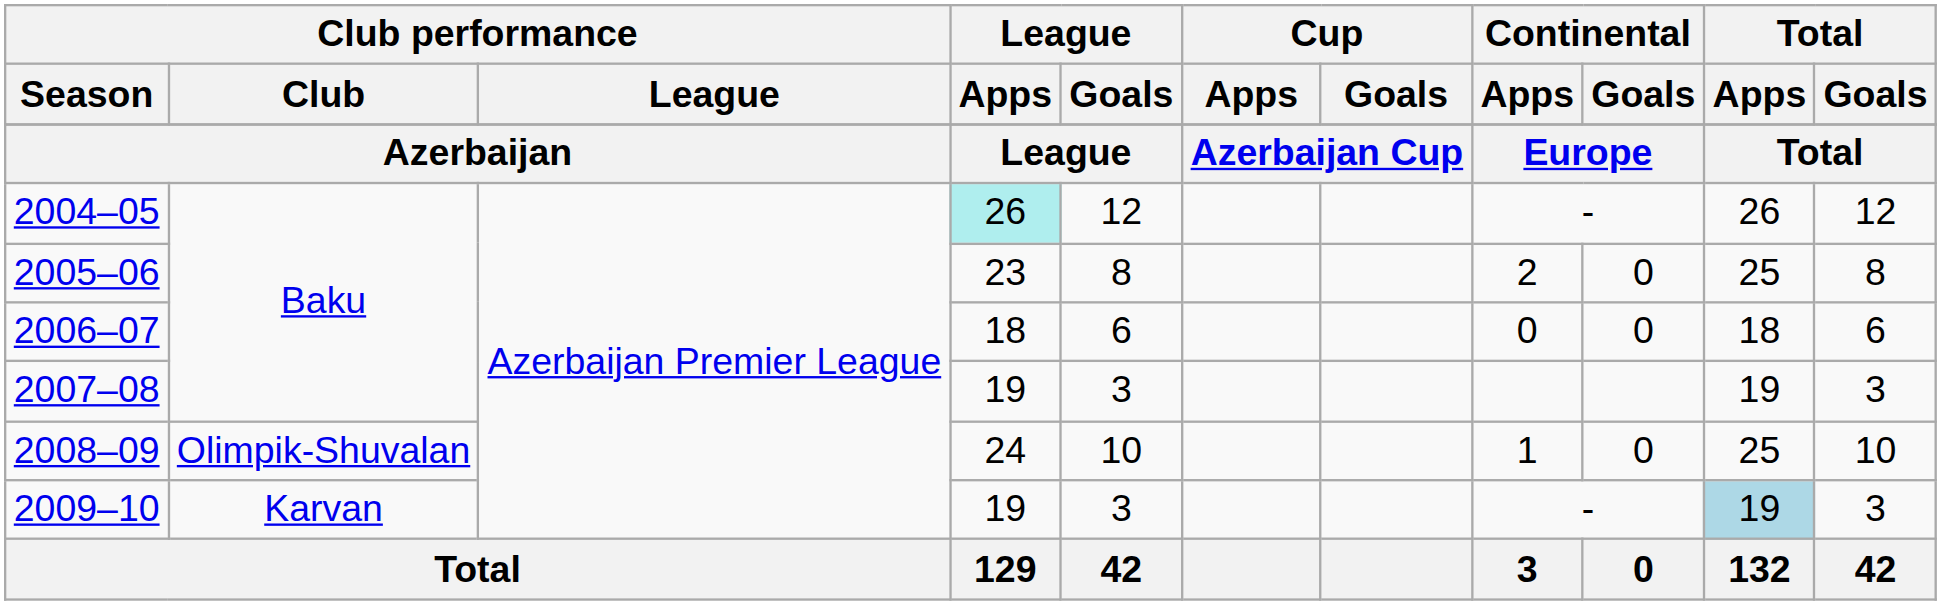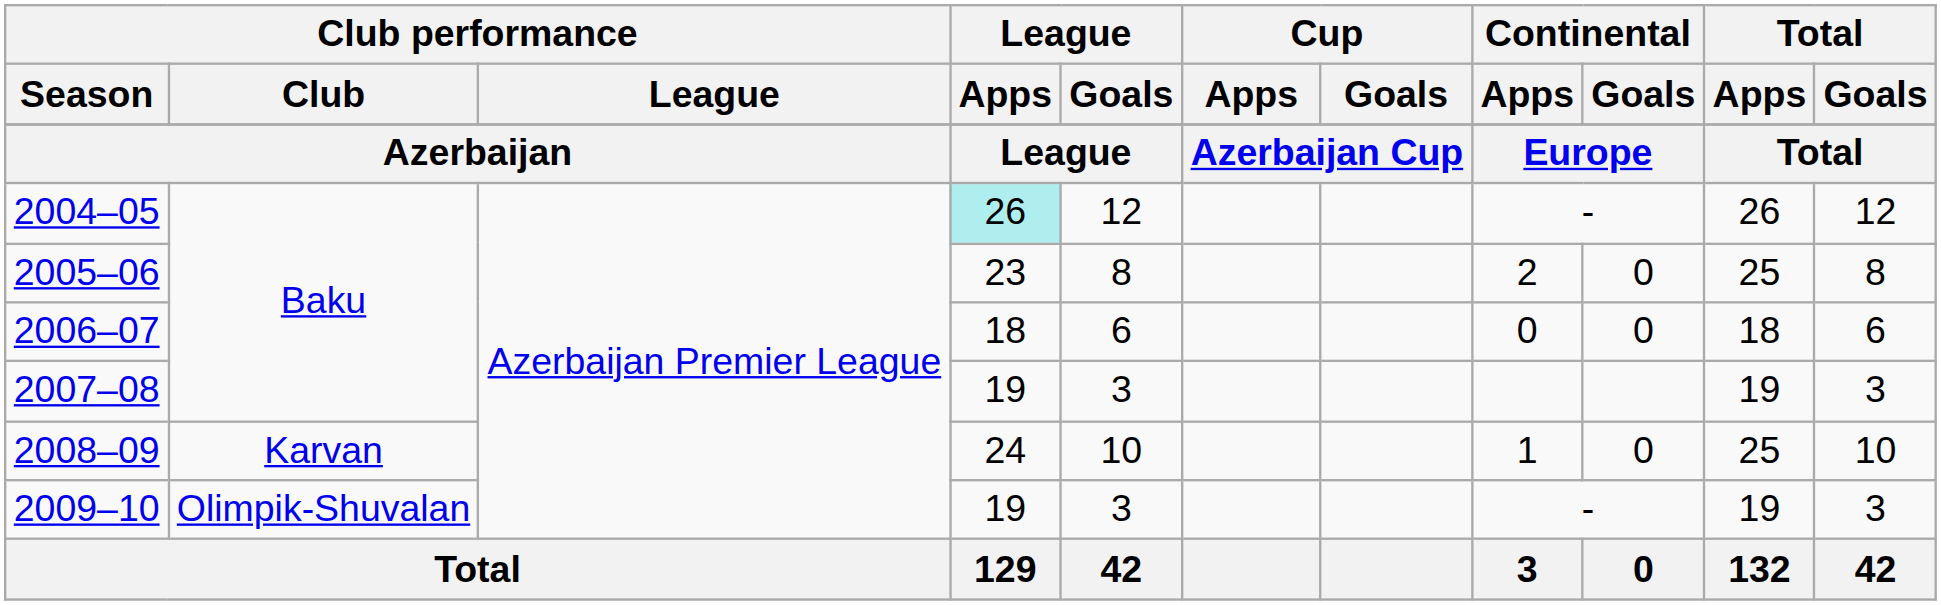(324, 449) Olimpik-Shuvalan -> (324, 449) Karvan
(324, 509) Karvan -> (324, 509) Olimpik-Shuvalan
(1759, 509) lightblue background -> (1759, 509) no background
